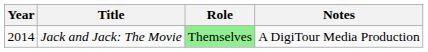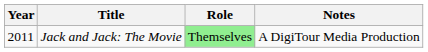(21, 36) 2014 -> (21, 36) 2011
